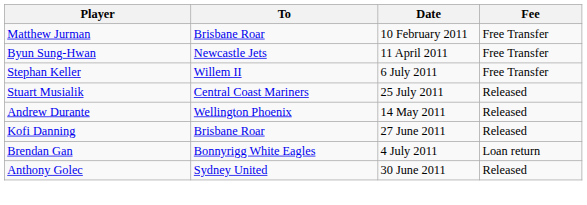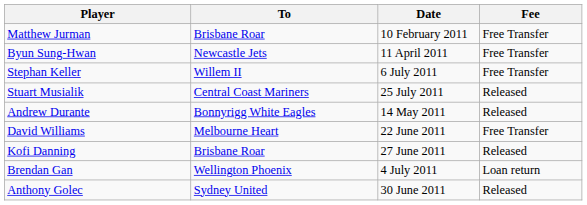(243, 111) Wellington Phoenix -> (255, 111) Bonnyrigg White Eagles
+ row: (46, 131)
(255, 151) Bonnyrigg White Eagles -> (243, 170) Wellington Phoenix
